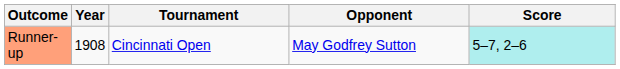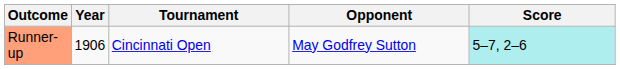(90, 45) 1908 -> (90, 45) 1906
